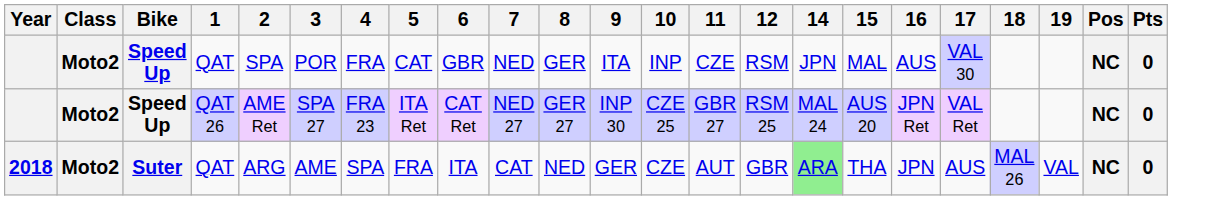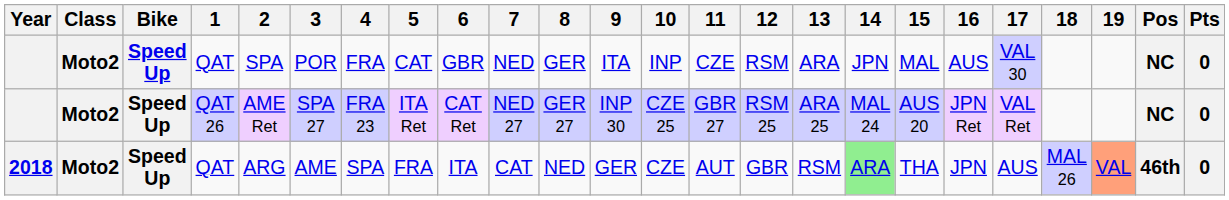+ column: (819, 19)
(157, 167) Suter -> (157, 167) Speed Up
(1061, 167) no background -> (1114, 167) lightsalmon background
(1106, 167) NC -> (1160, 167) 46th
